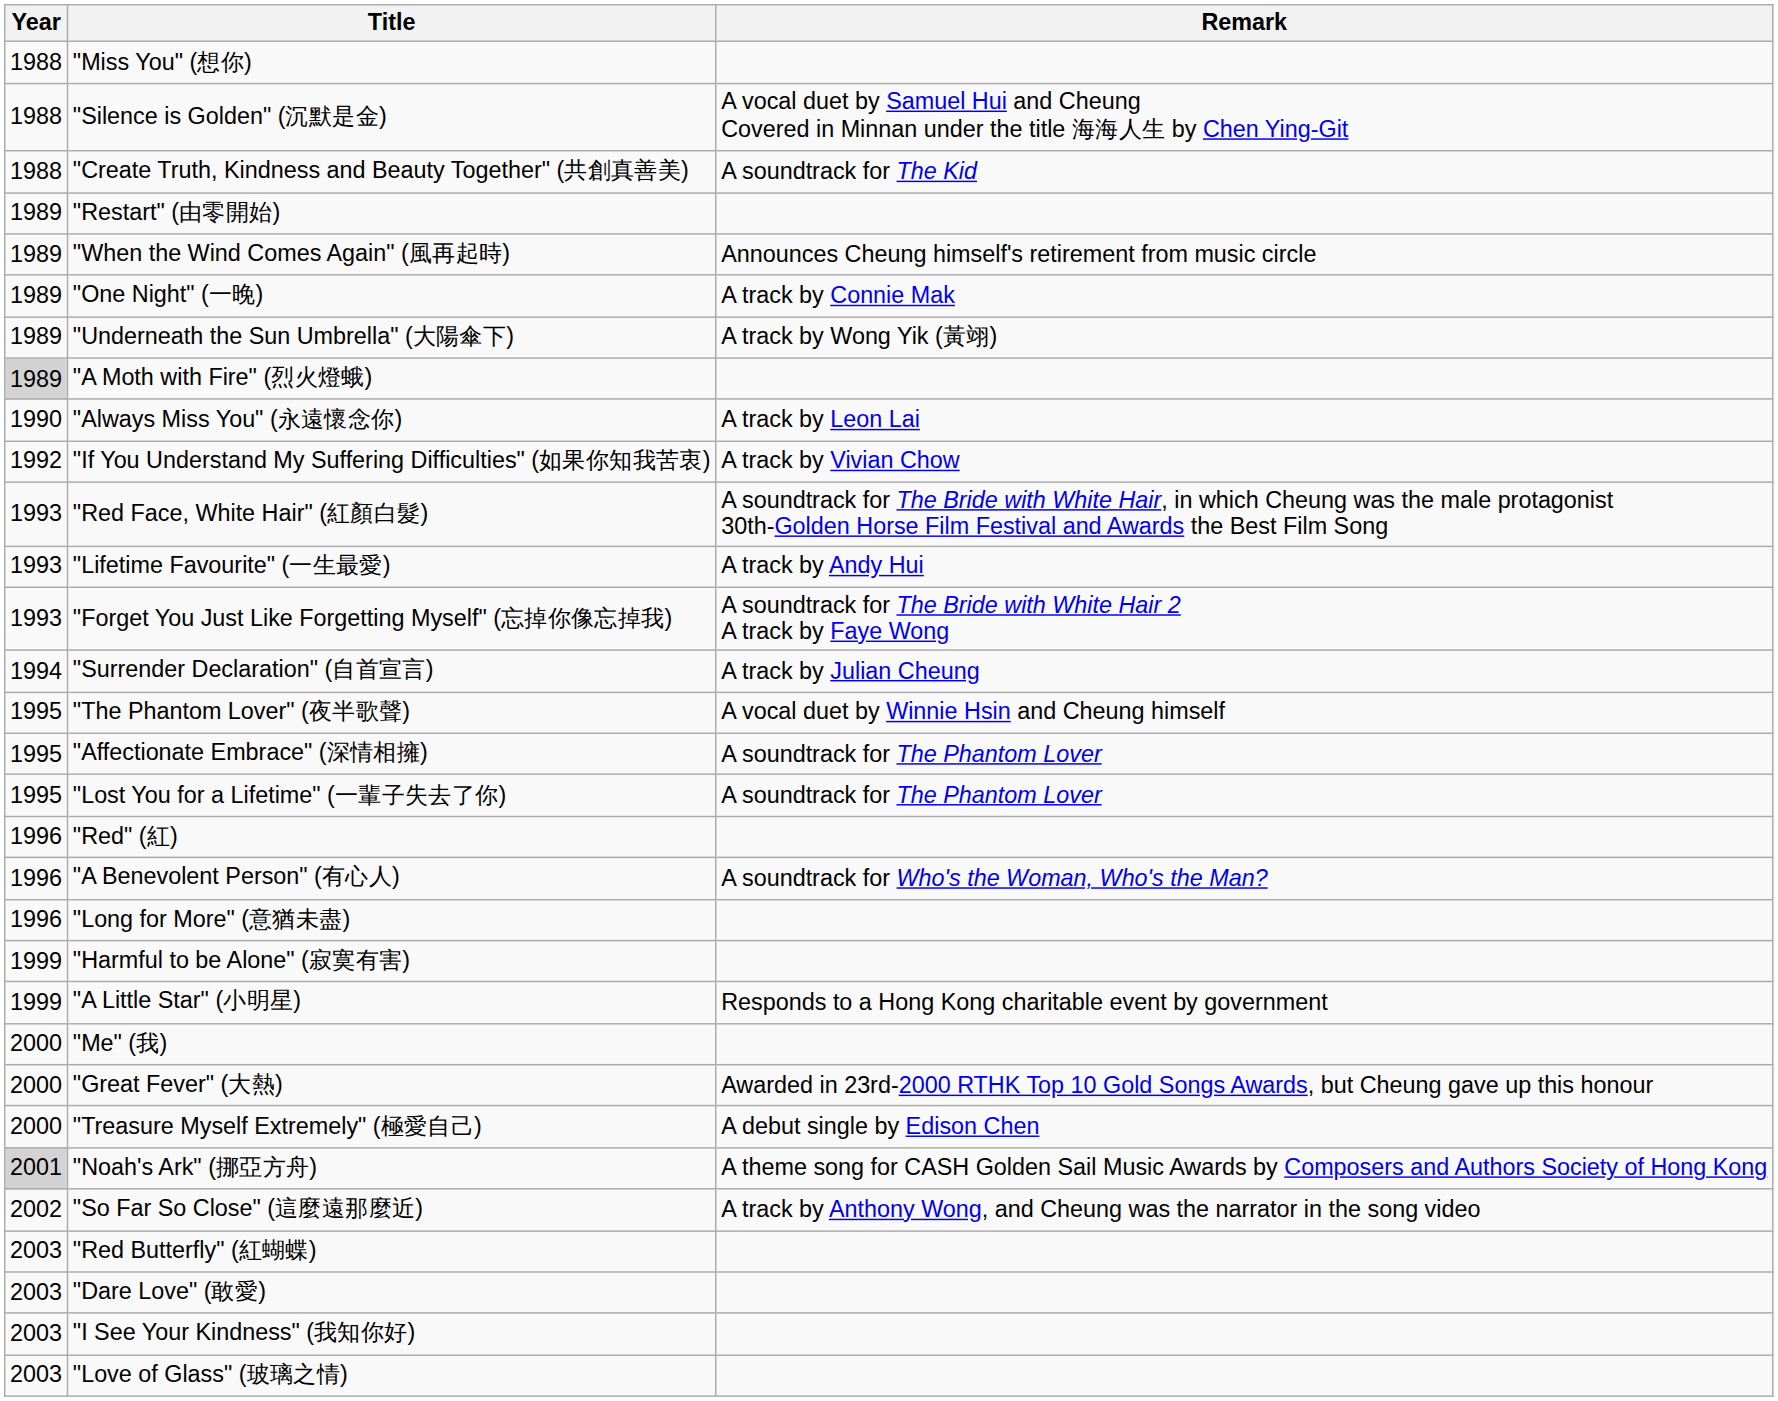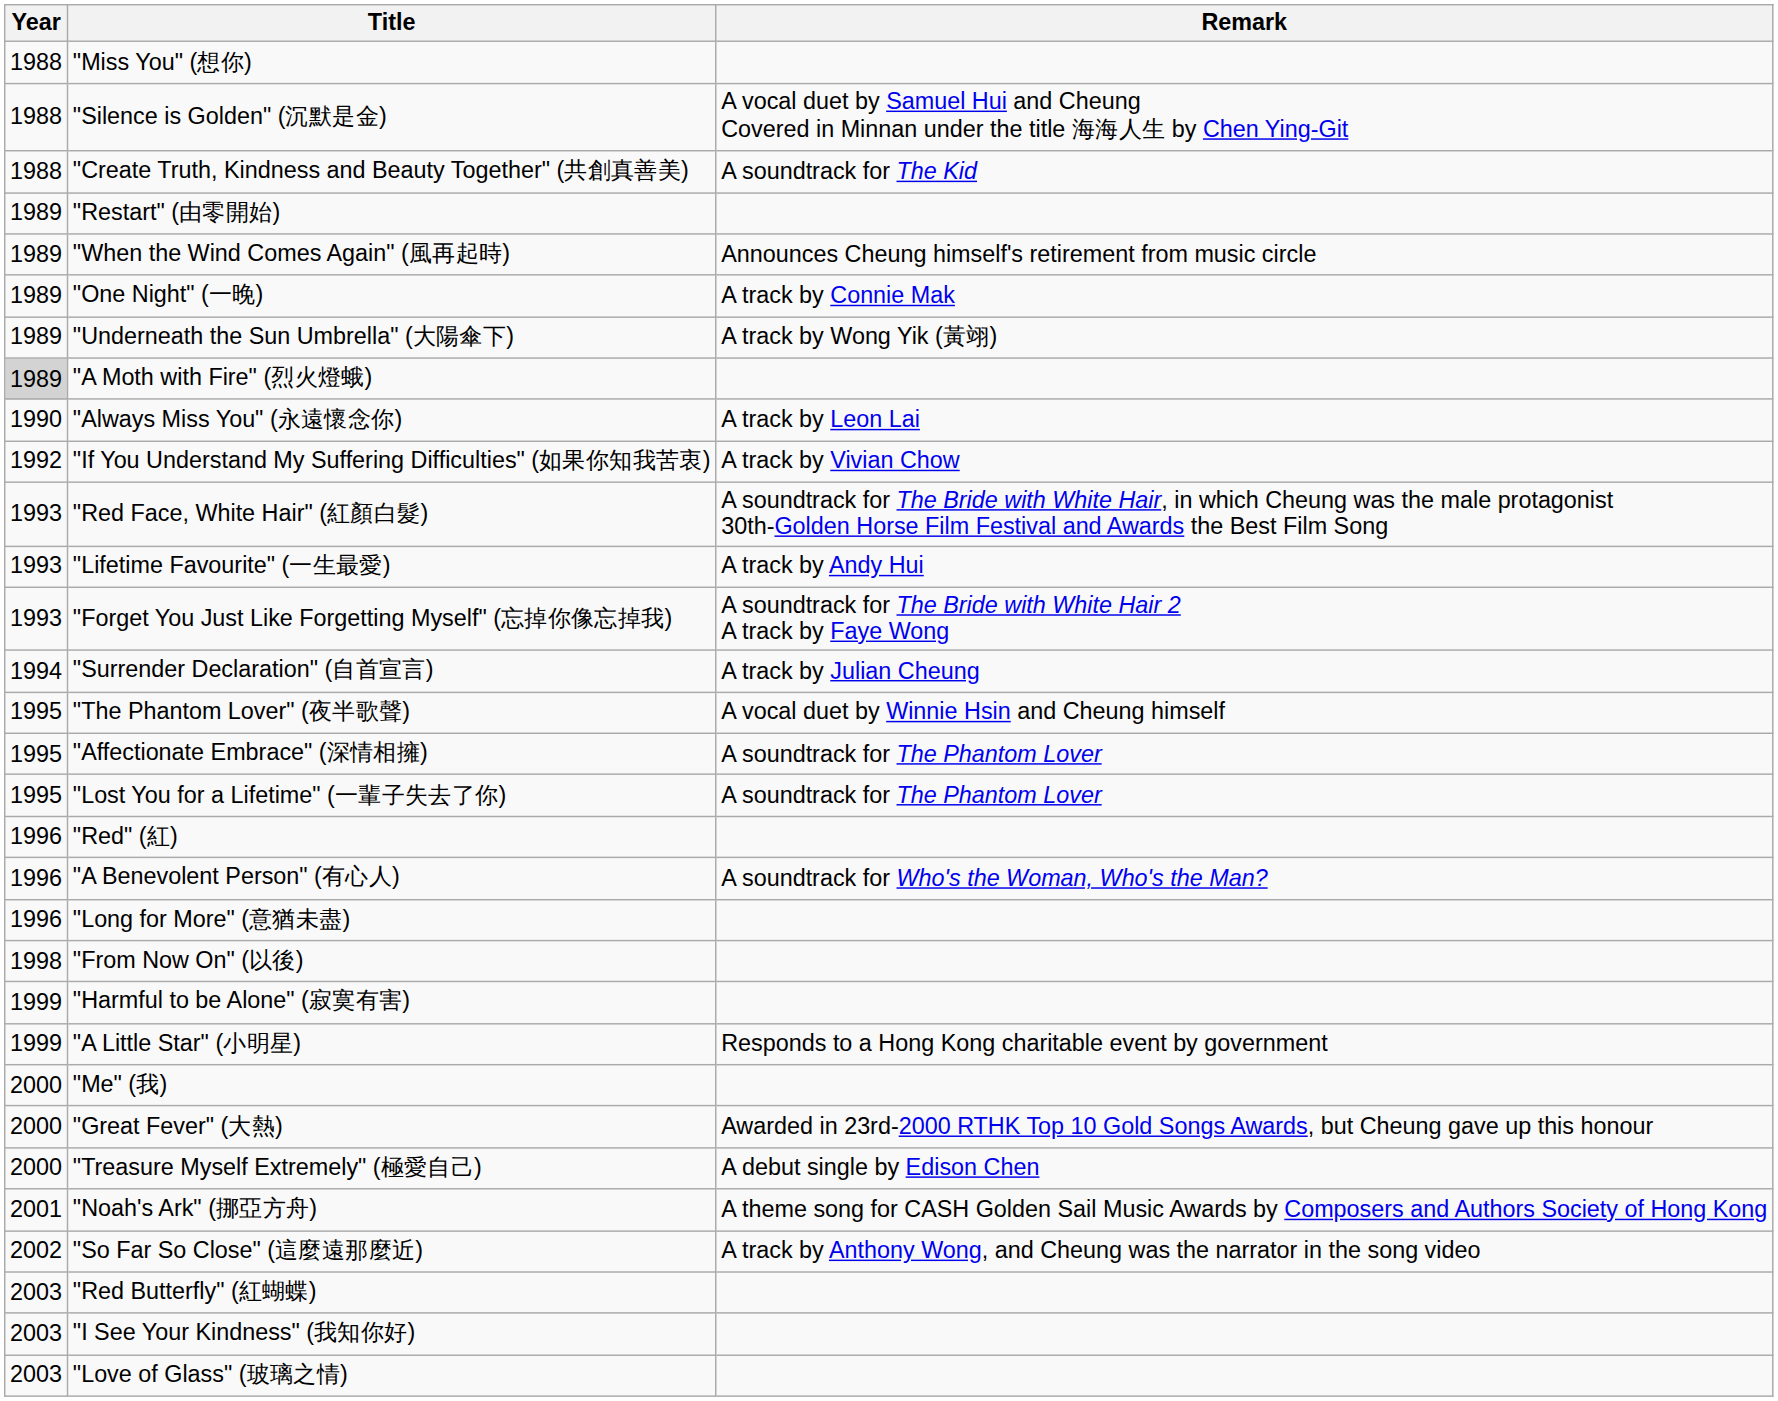+ row: (188, 960)
(36, 1168) lightgrey background -> (36, 1209) no background
- row: (169, 1291)
